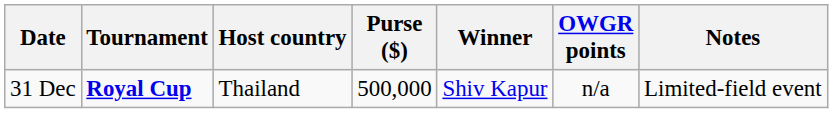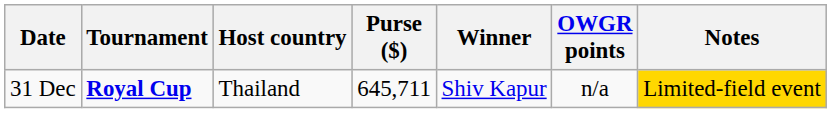(394, 88) 500,000 -> (394, 88) 645,711
(733, 88) no background -> (732, 88) gold background
